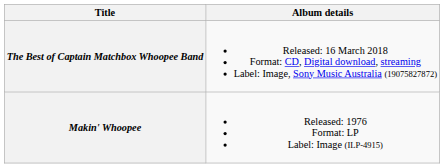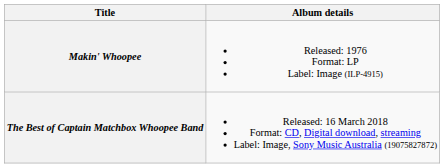rows swapped: (105, 127) <-> (105, 56)
